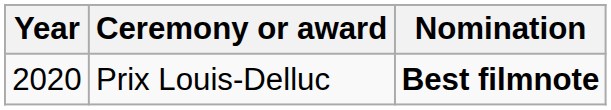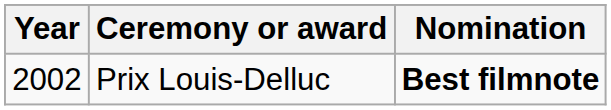(47, 78) 2020 -> (47, 78) 2002
